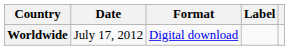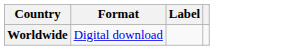- column: (108, 14)
